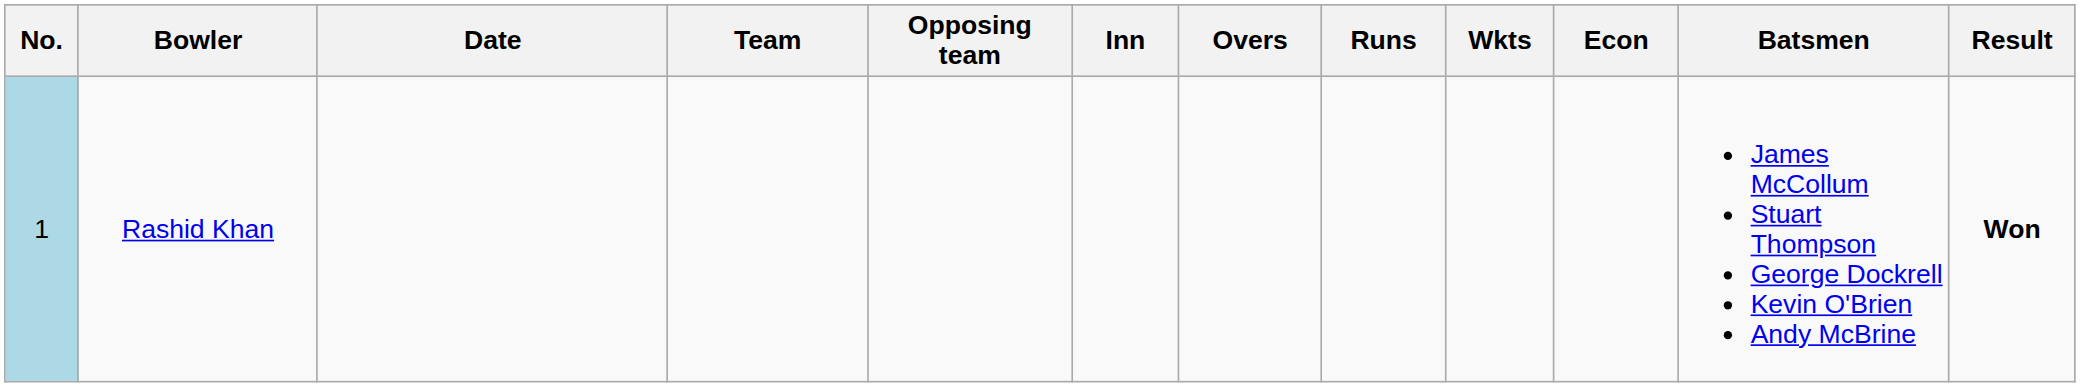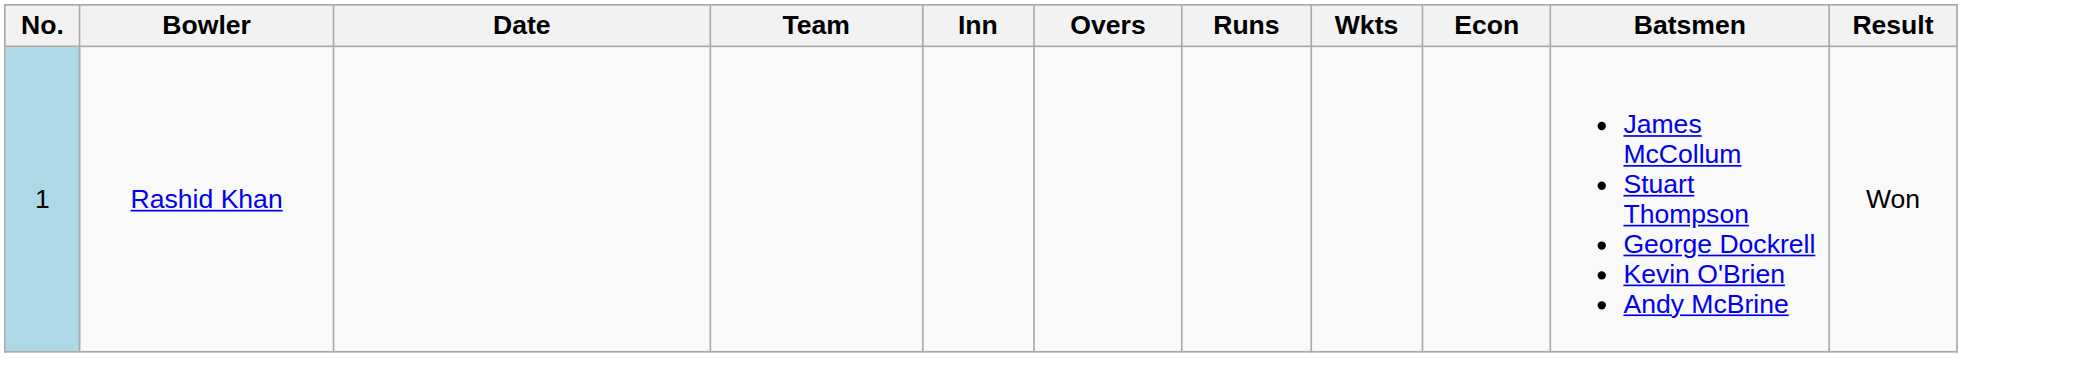- column: (970, 40)
(2012, 228) bold -> (1893, 198) normal
